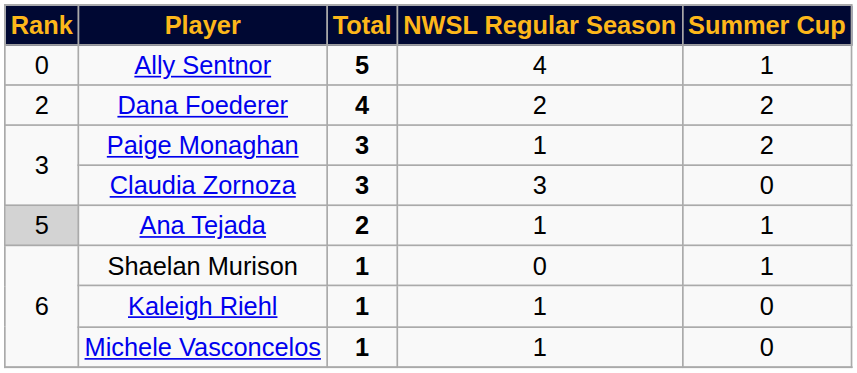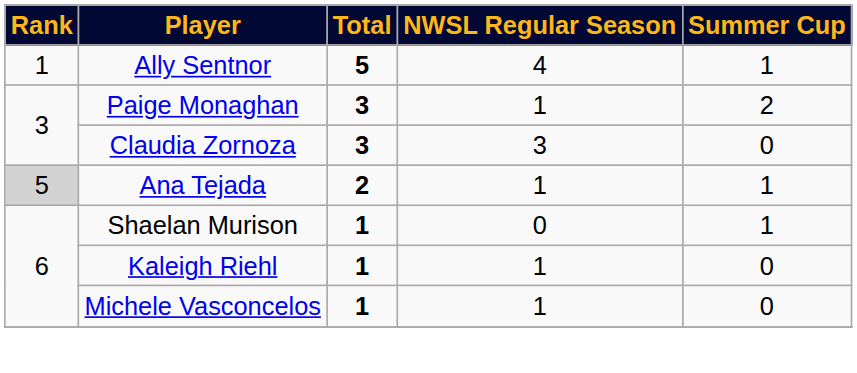(42, 65) 0 -> (42, 65) 1
- row: (203, 105)
